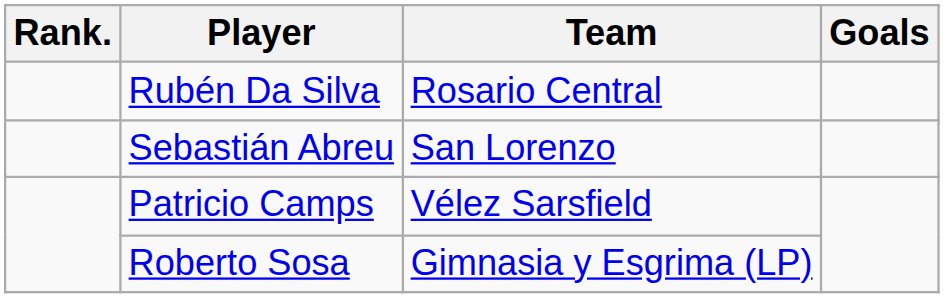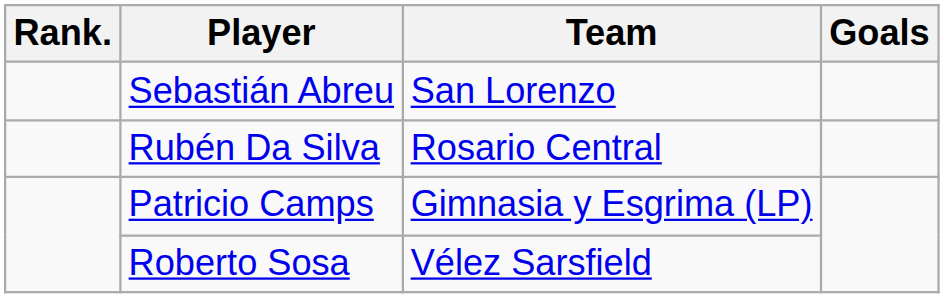rows swapped: (254, 90) <-> (261, 147)
(531, 205) Vélez Sarsfield -> (612, 205) Gimnasia y Esgrima (LP)
(612, 262) Gimnasia y Esgrima (LP) -> (531, 262) Vélez Sarsfield
